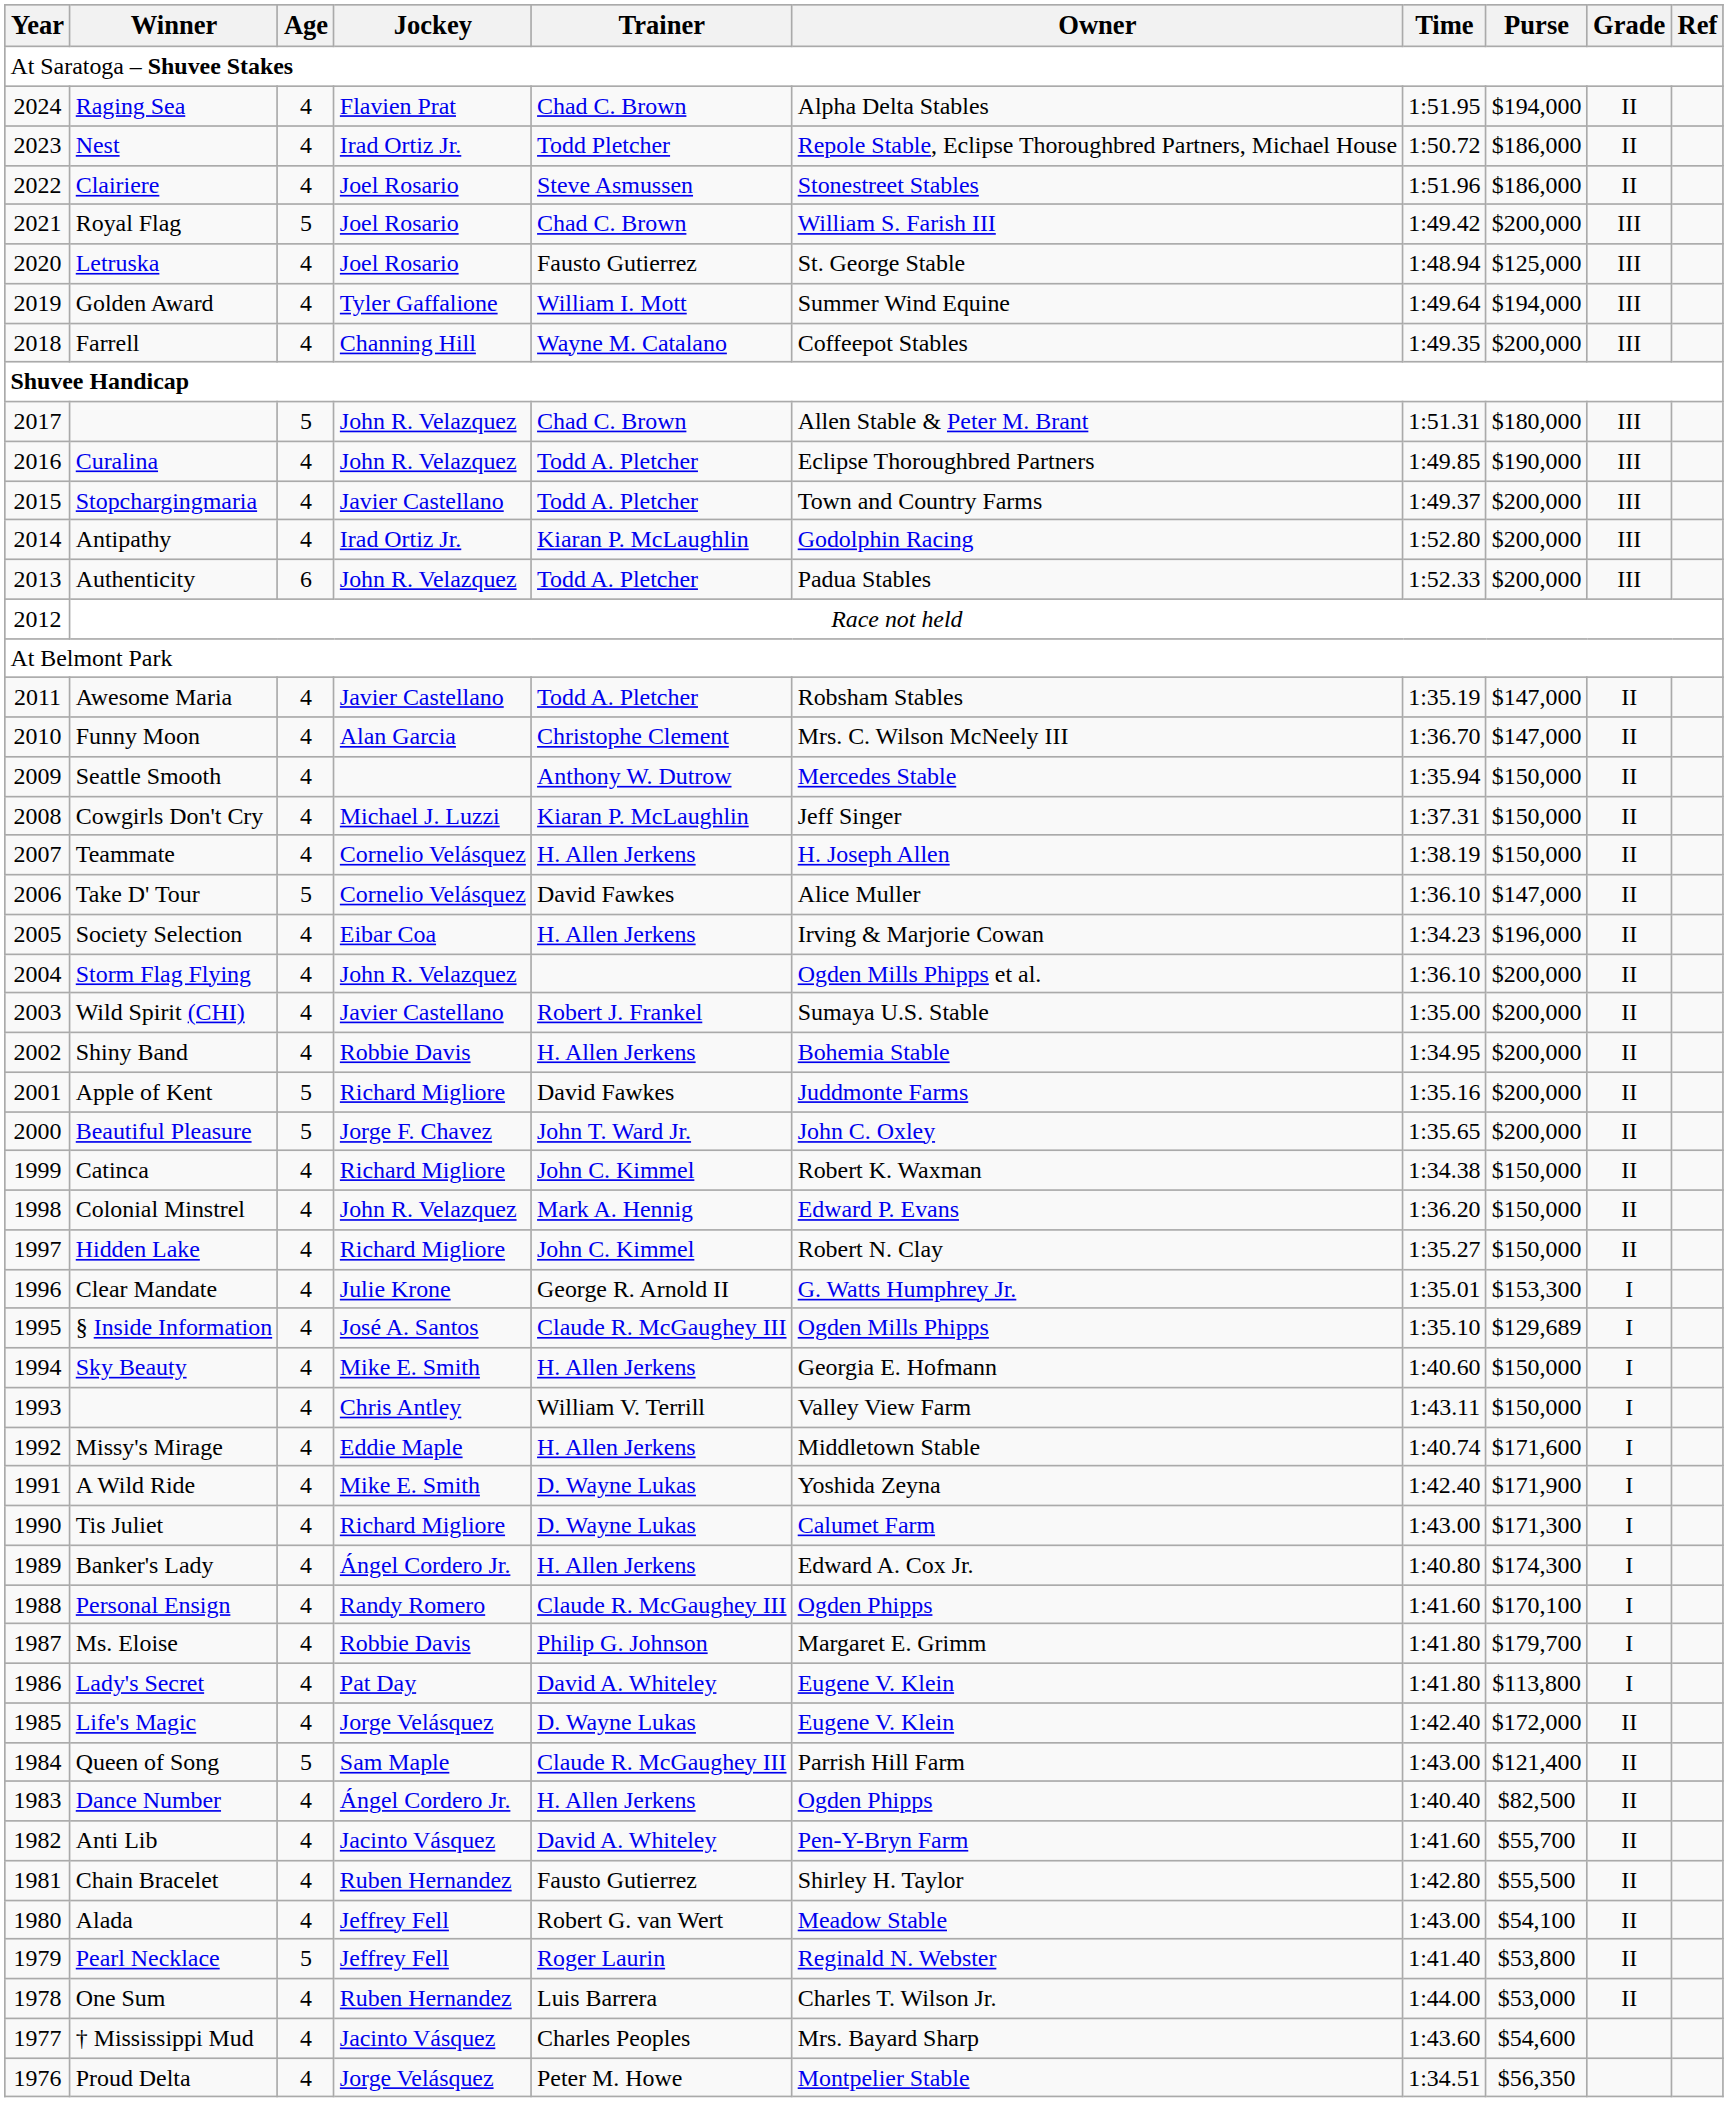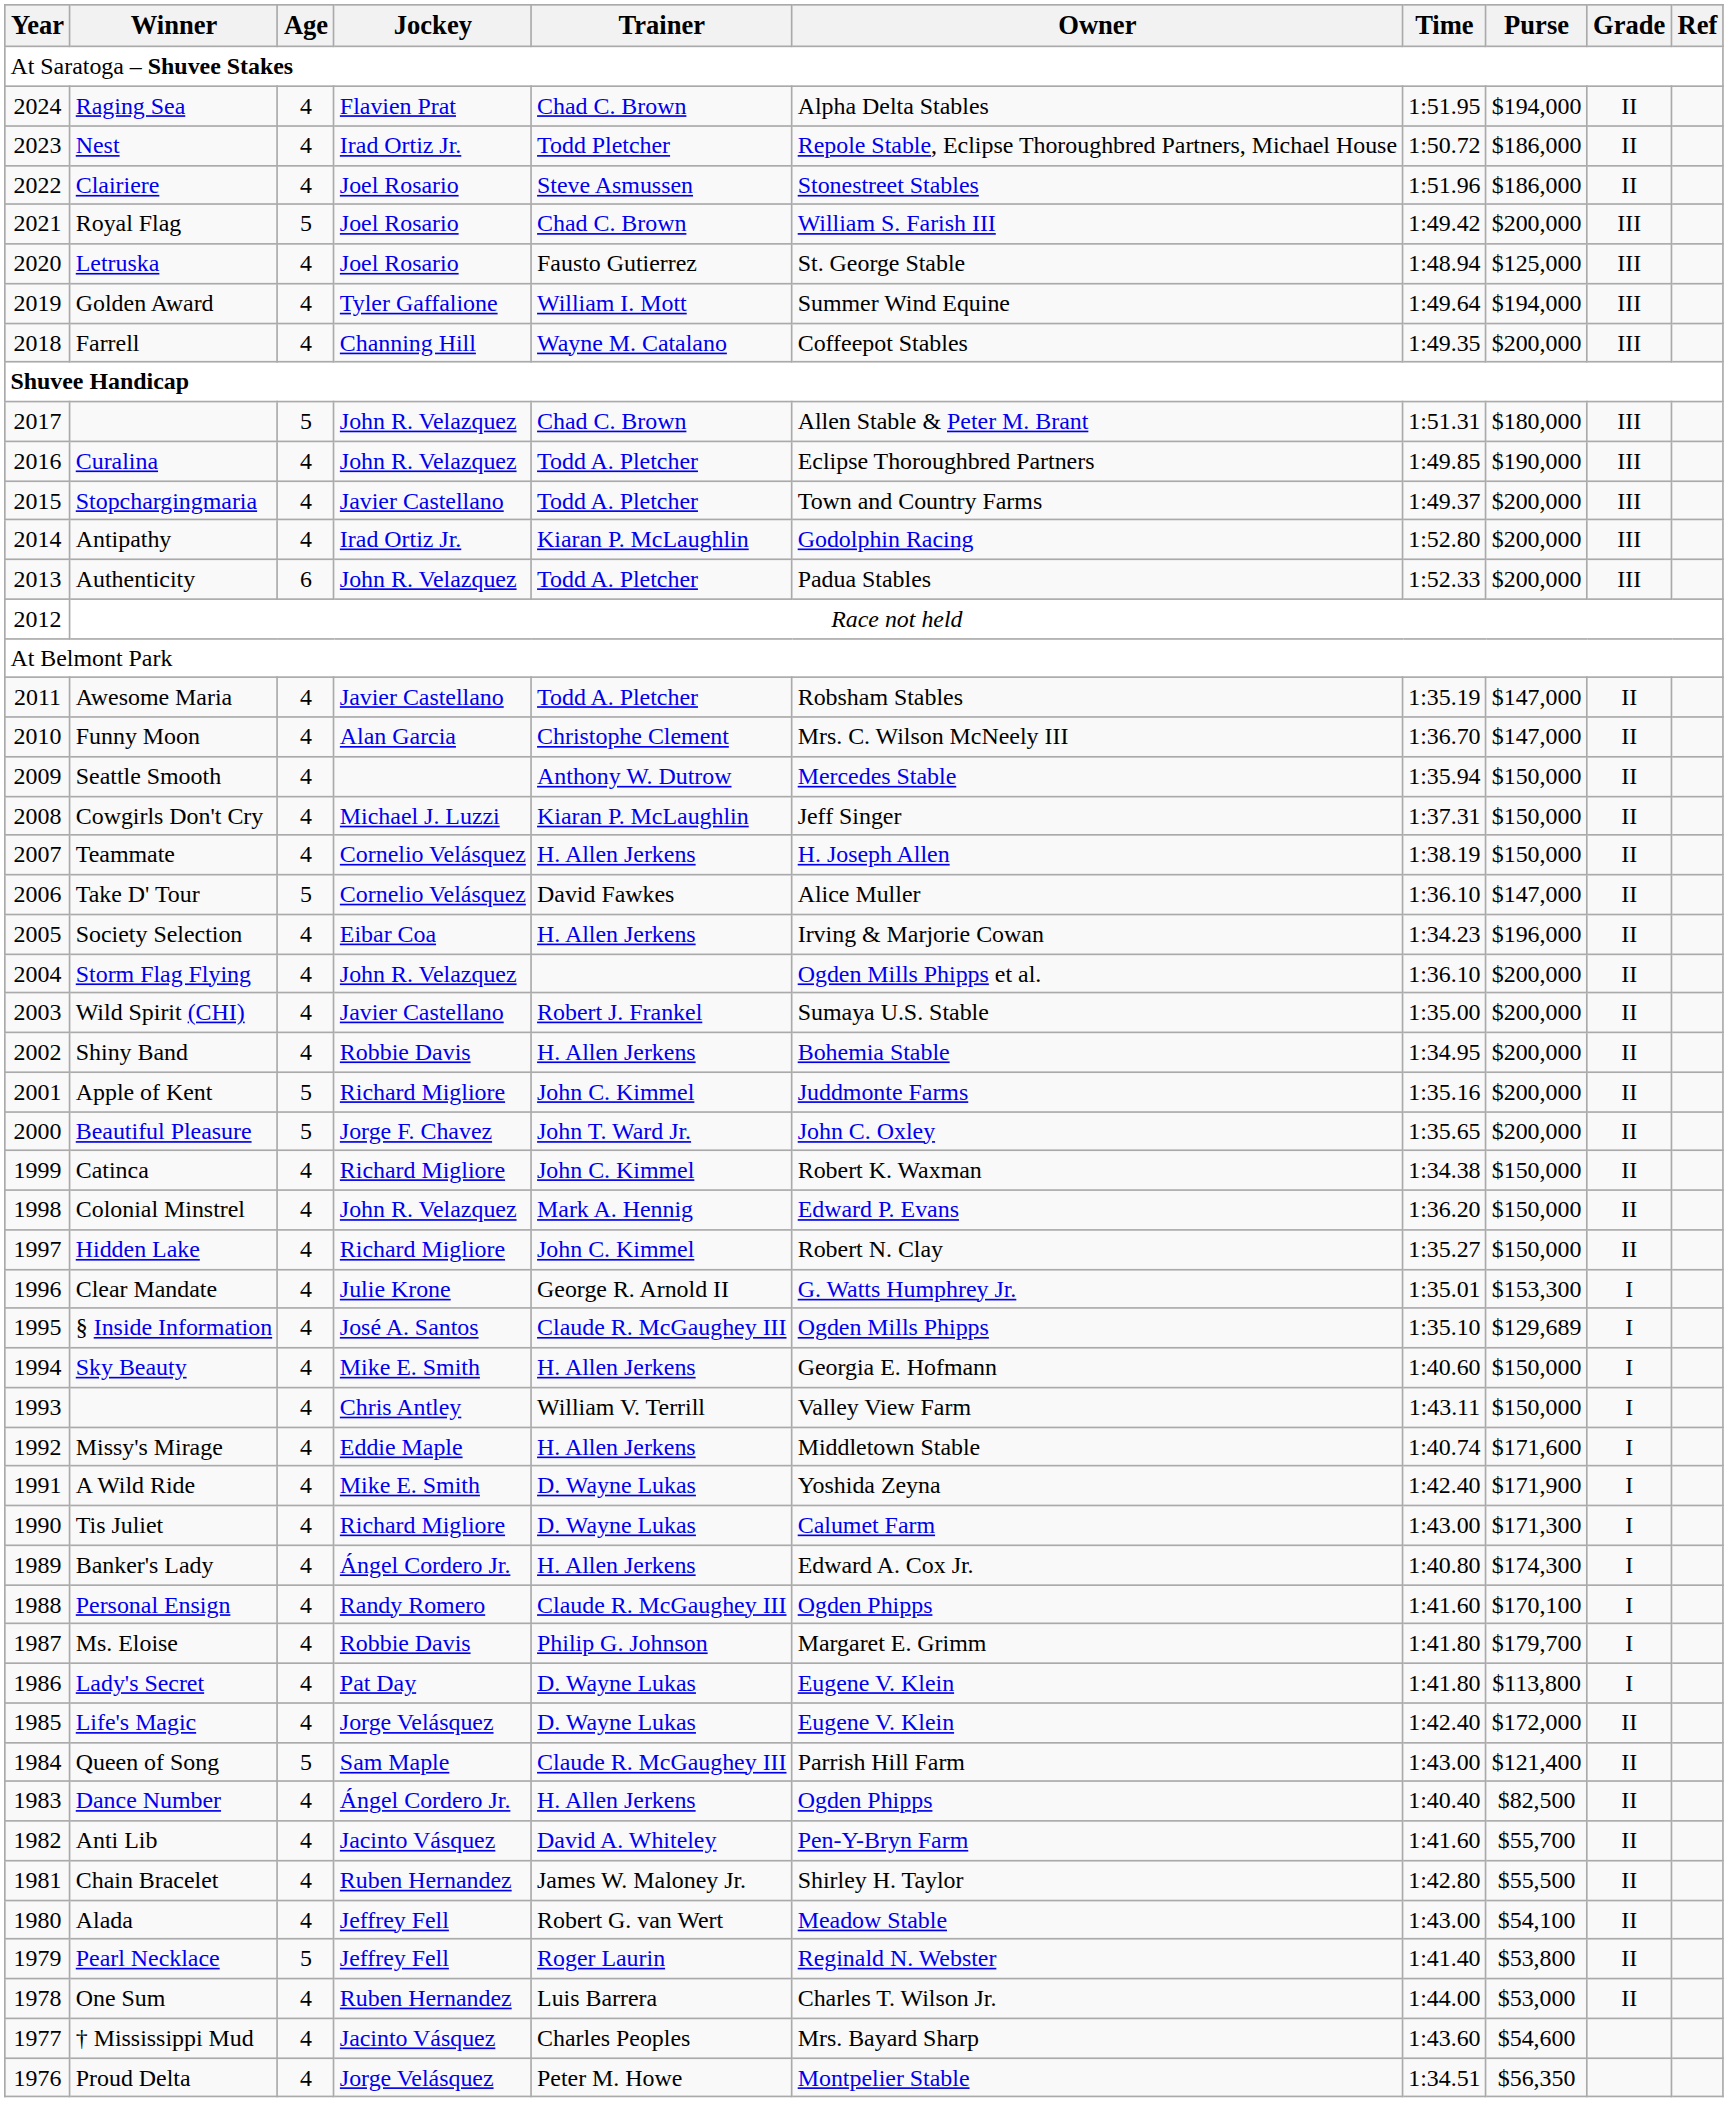(606, 1091) David Fawkes -> (616, 1091) John C. Kimmel
(627, 1682) David A. Whiteley -> (617, 1682) D. Wayne Lukas
(617, 1879) Fausto Gutierrez -> (642, 1879) James W. Maloney Jr.
